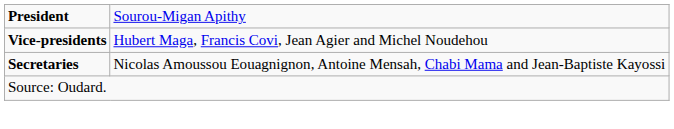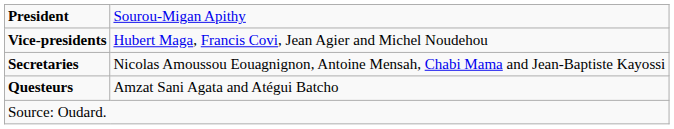+ row: (41, 87)
